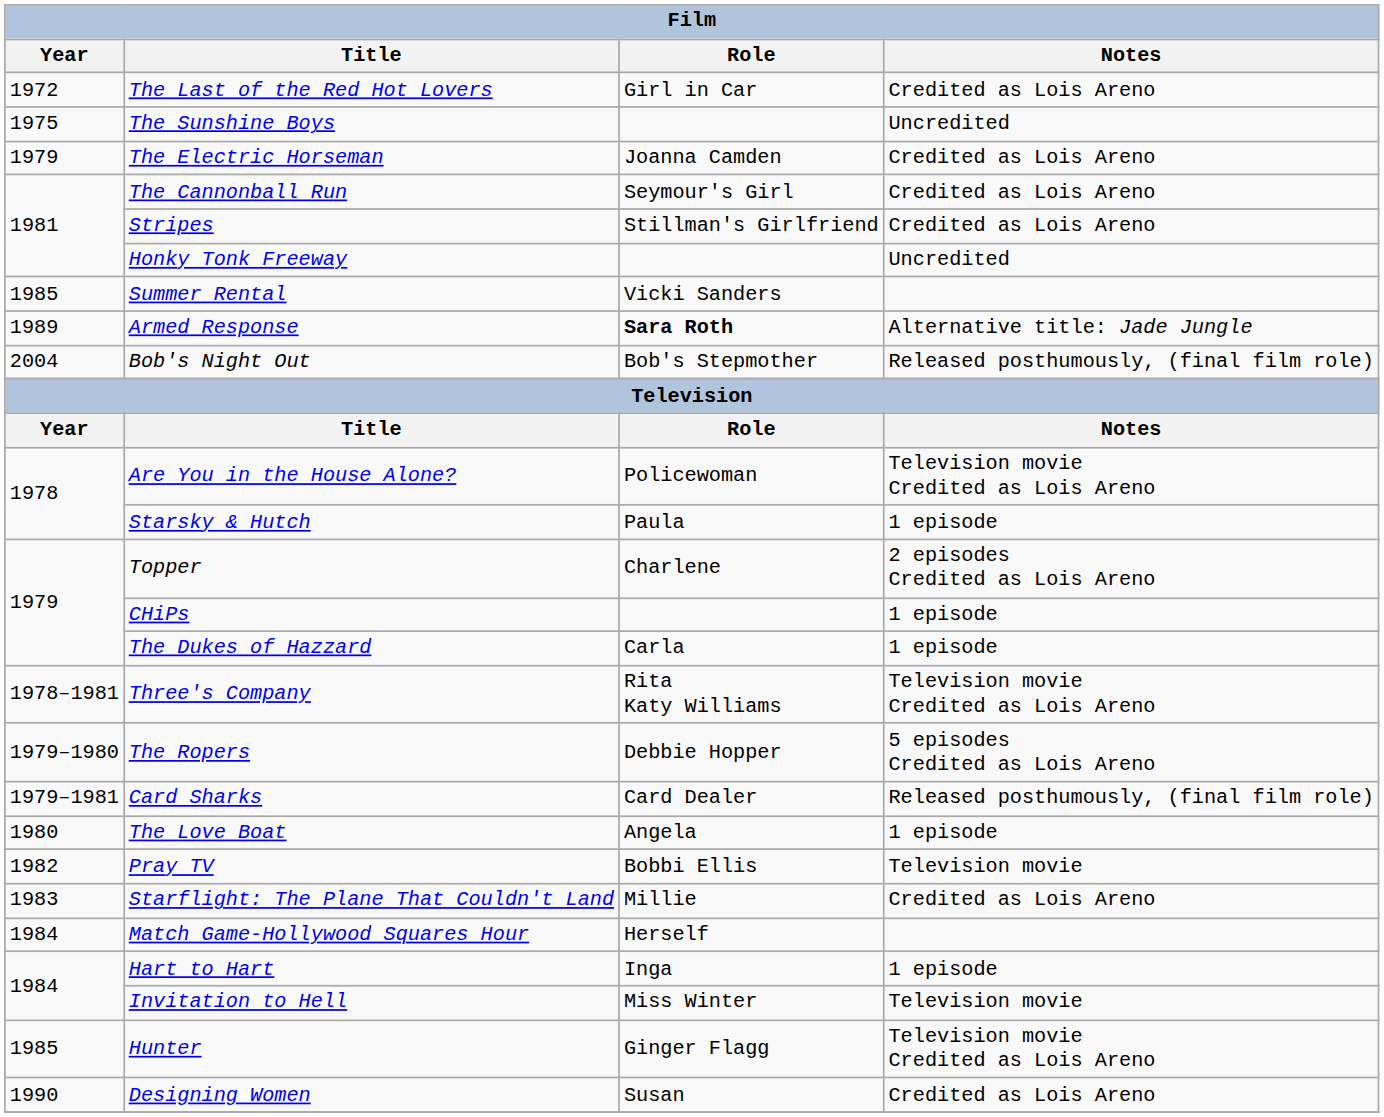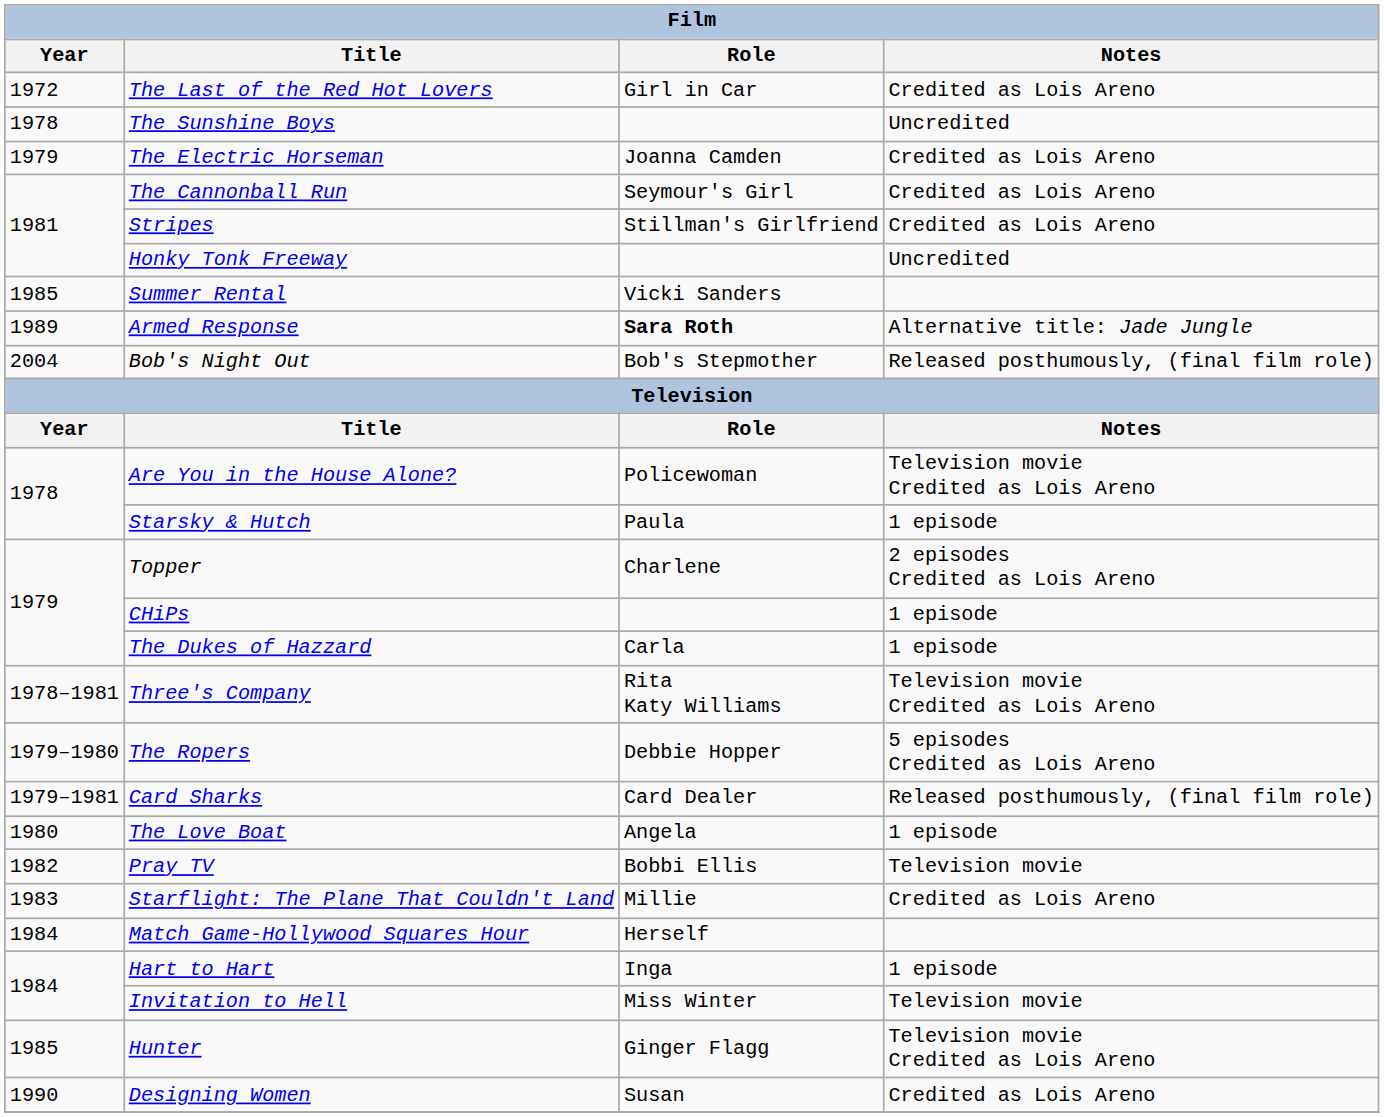(34, 124) 1975 -> (34, 124) 1978
